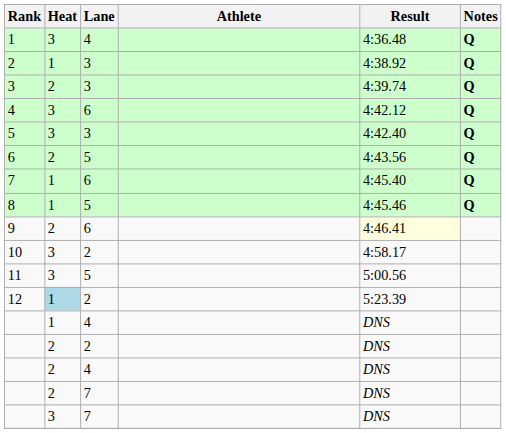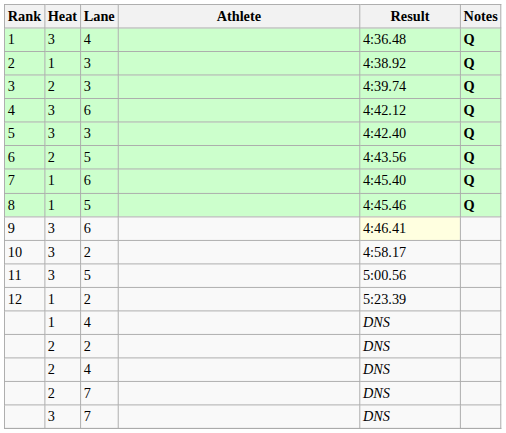(51, 228) 2 -> (51, 228) 3
(51, 299) lightblue background -> (51, 299) no background
